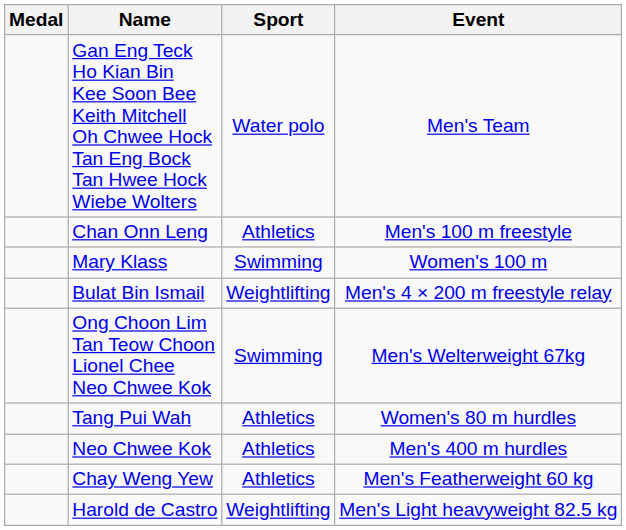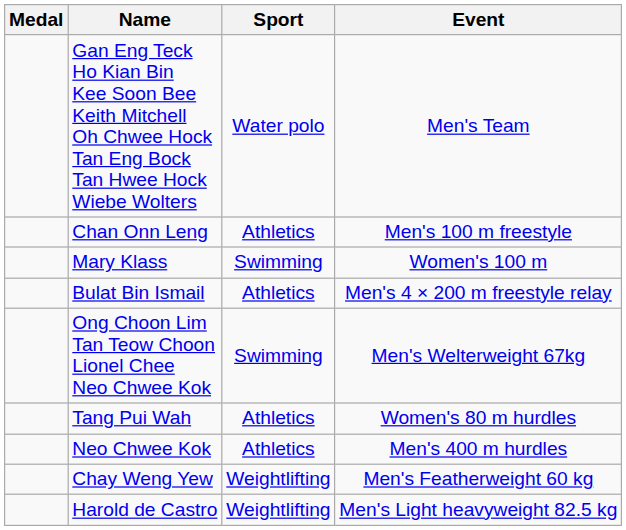(278, 292) Weightlifting -> (278, 292) Athletics
(278, 479) Athletics -> (278, 479) Weightlifting
